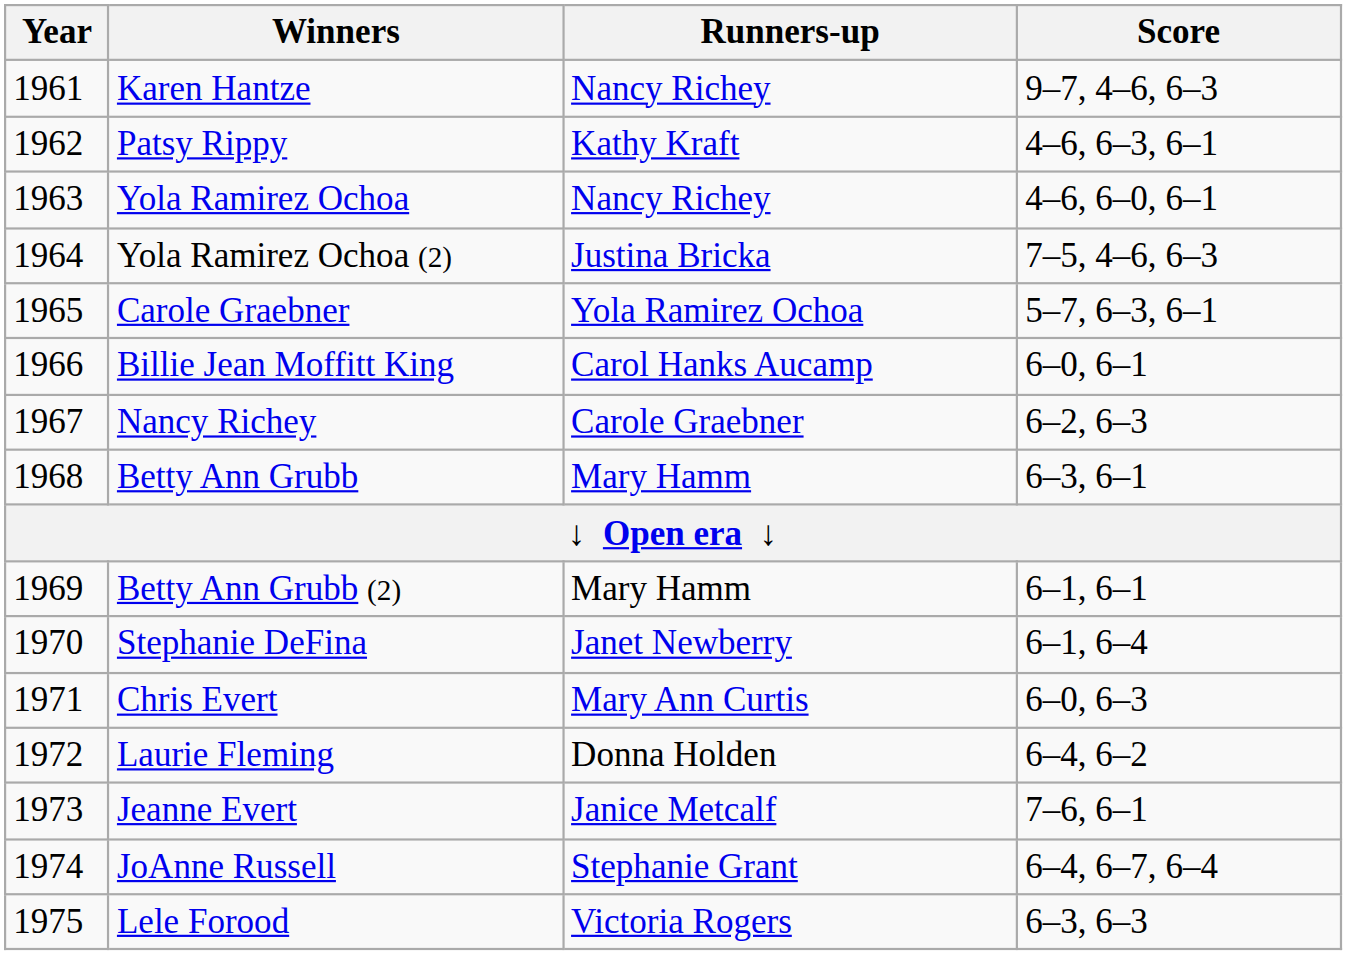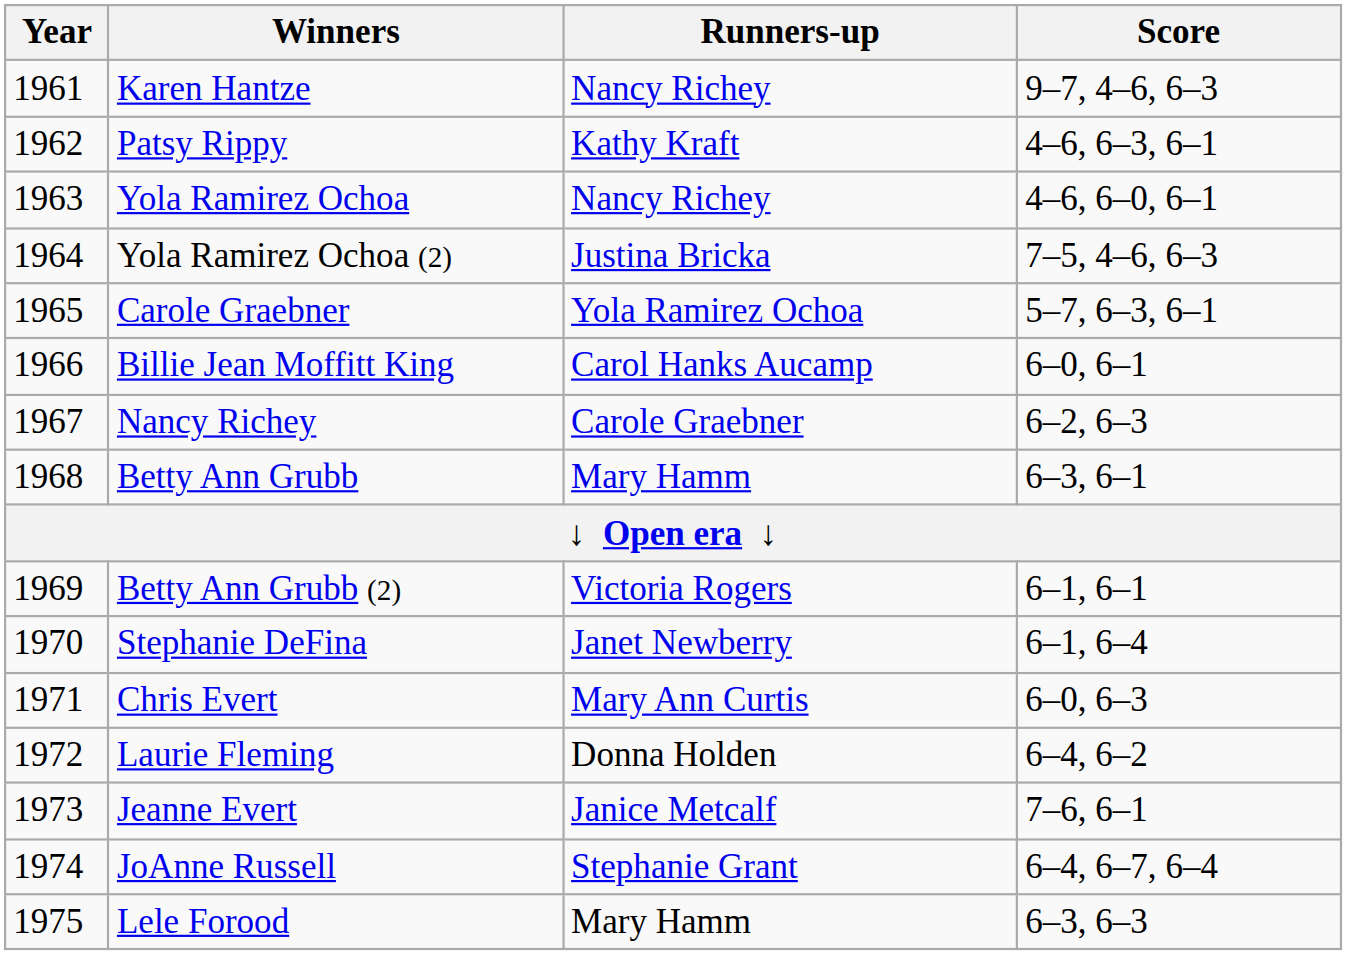(661, 587) Mary Hamm -> (681, 587) Victoria Rogers
(681, 921) Victoria Rogers -> (661, 921) Mary Hamm
